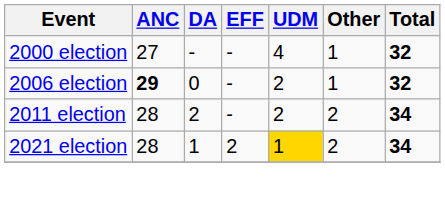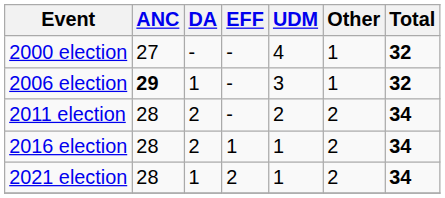(194, 83) 0 -> (194, 83) 1
(278, 83) 2 -> (278, 83) 3
+ row: (68, 146)
(278, 146) gold background -> (278, 177) no background
